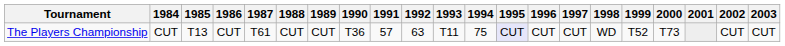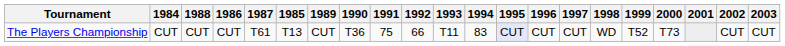columns swapped: (197, 14) <-> (292, 14)
(386, 32) 57 -> (386, 32) 75
(418, 32) 63 -> (418, 32) 66
(481, 32) 75 -> (481, 32) 83
